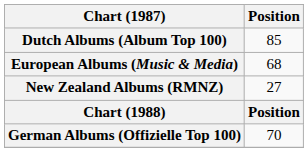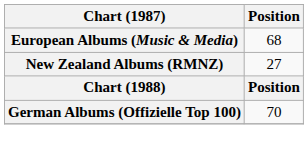- row: (124, 40)
